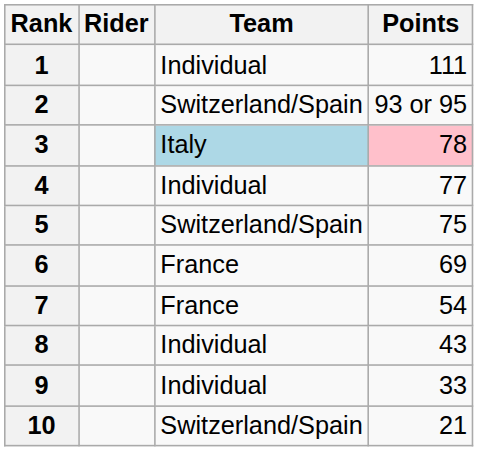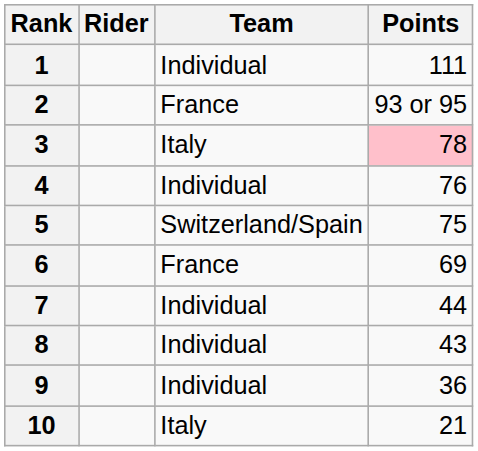(262, 104) Switzerland/Spain -> (200, 104) France
(184, 144) lightblue background -> (184, 144) no background
(453, 184) 77 -> (453, 184) 76
(200, 305) France -> (214, 305) Individual
(453, 305) 54 -> (453, 305) 44
(453, 385) 33 -> (453, 385) 36
(262, 425) Switzerland/Spain -> (184, 425) Italy
